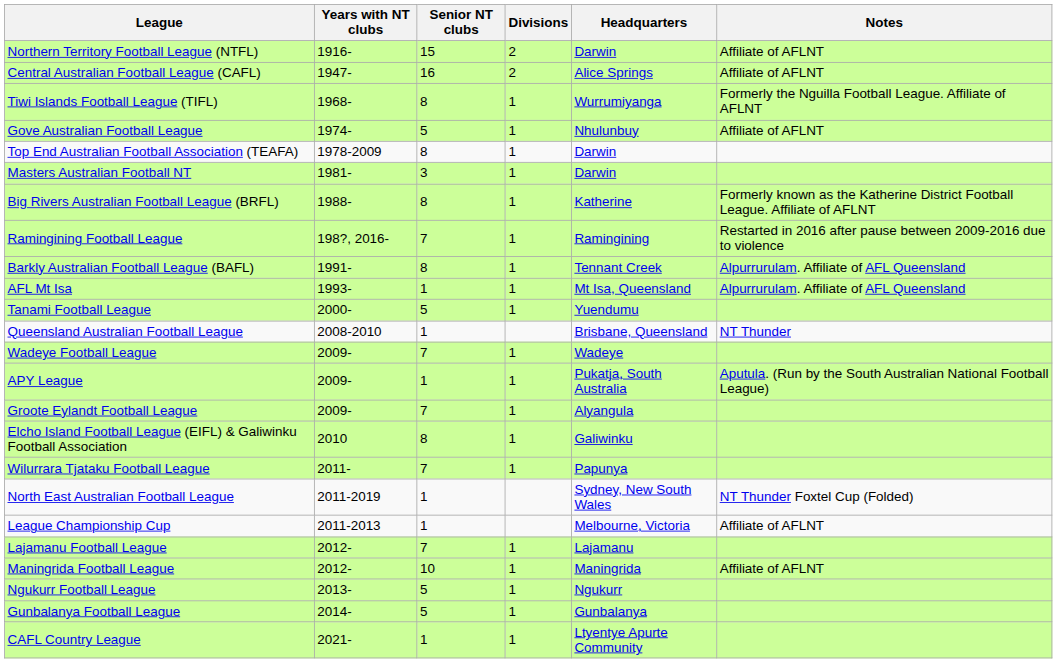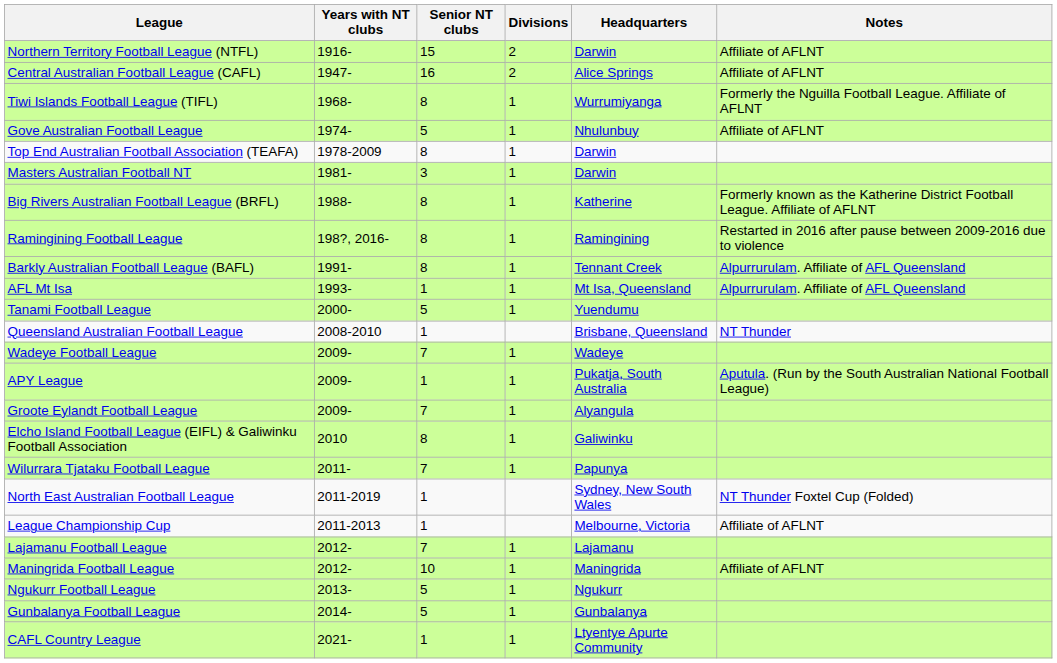(424, 238) 7 -> (424, 238) 8
